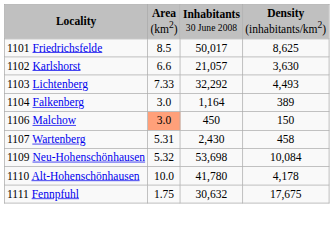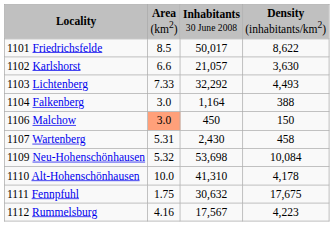(286, 47) 8,625 -> (286, 47) 8,622
(286, 102) 389 -> (286, 102) 388
(211, 175) 41,780 -> (211, 175) 41,310
+ row: (52, 212)
